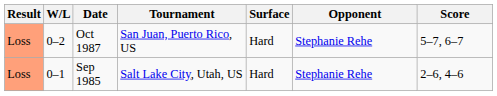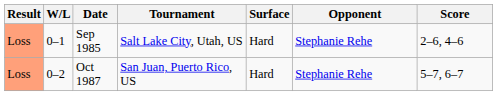rows swapped: (88, 74) <-> (88, 40)
